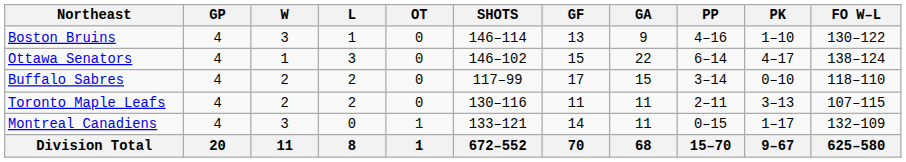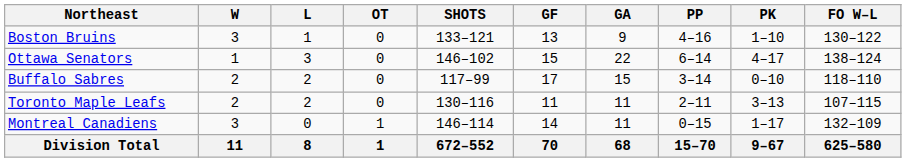- column: (218, 16)
(498, 37) 146–114 -> (465, 37) 133–121
(498, 124) 133–121 -> (465, 124) 146–114
